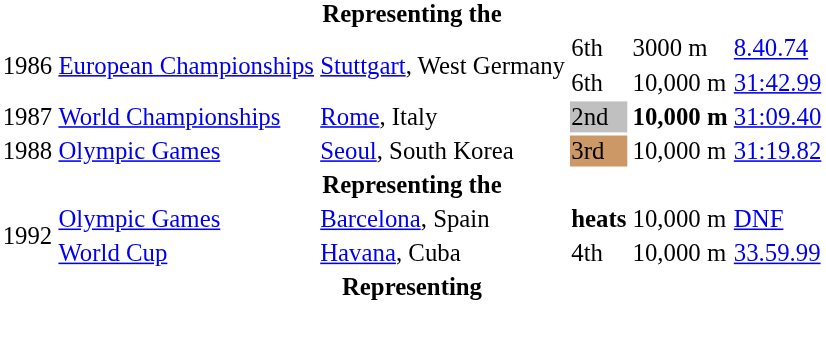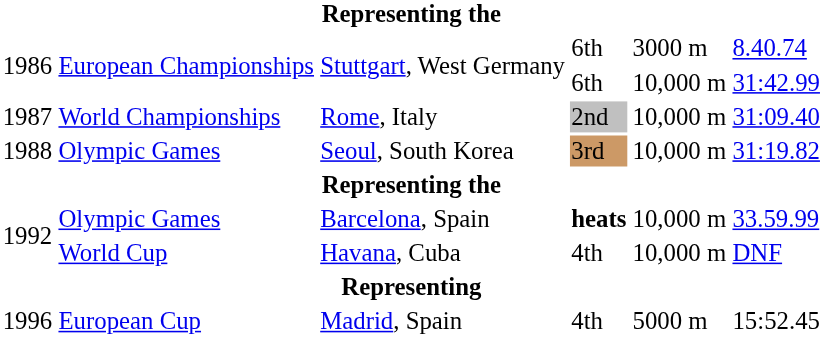(680, 116) bold -> (679, 116) normal
(759, 218) DNF -> (776, 218) 33.59.99
(777, 253) 33.59.99 -> (757, 253) DNF
+ row: (27, 321)
